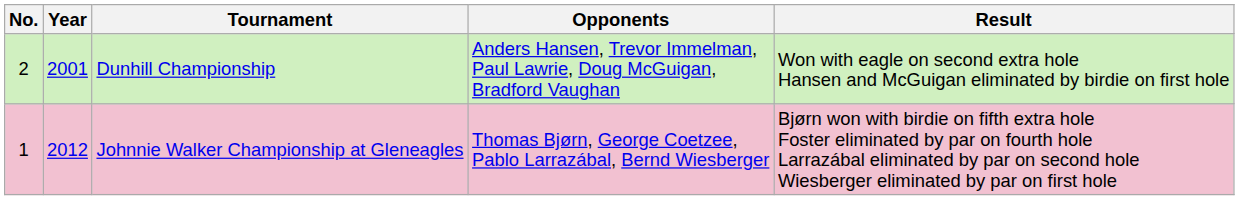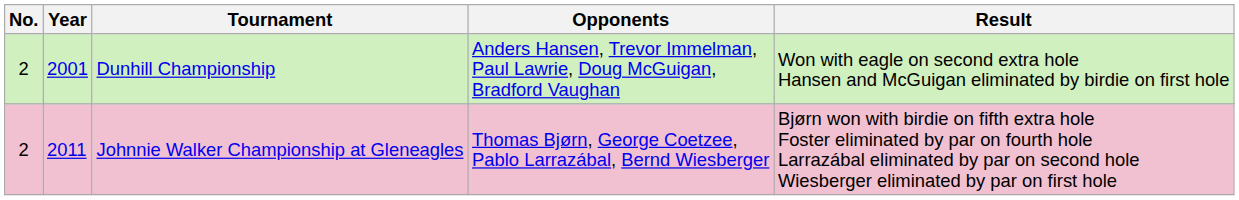(24, 150) 1 -> (24, 150) 2
(67, 150) 2012 -> (67, 150) 2011
